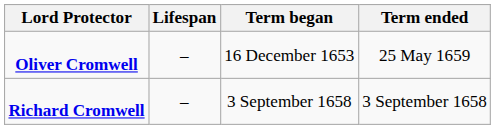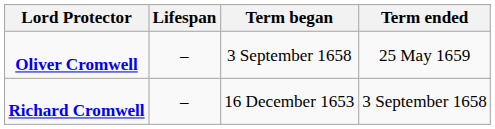(289, 54) 16 December 1653 -> (289, 54) 3 September 1658
(289, 101) 3 September 1658 -> (289, 101) 16 December 1653
